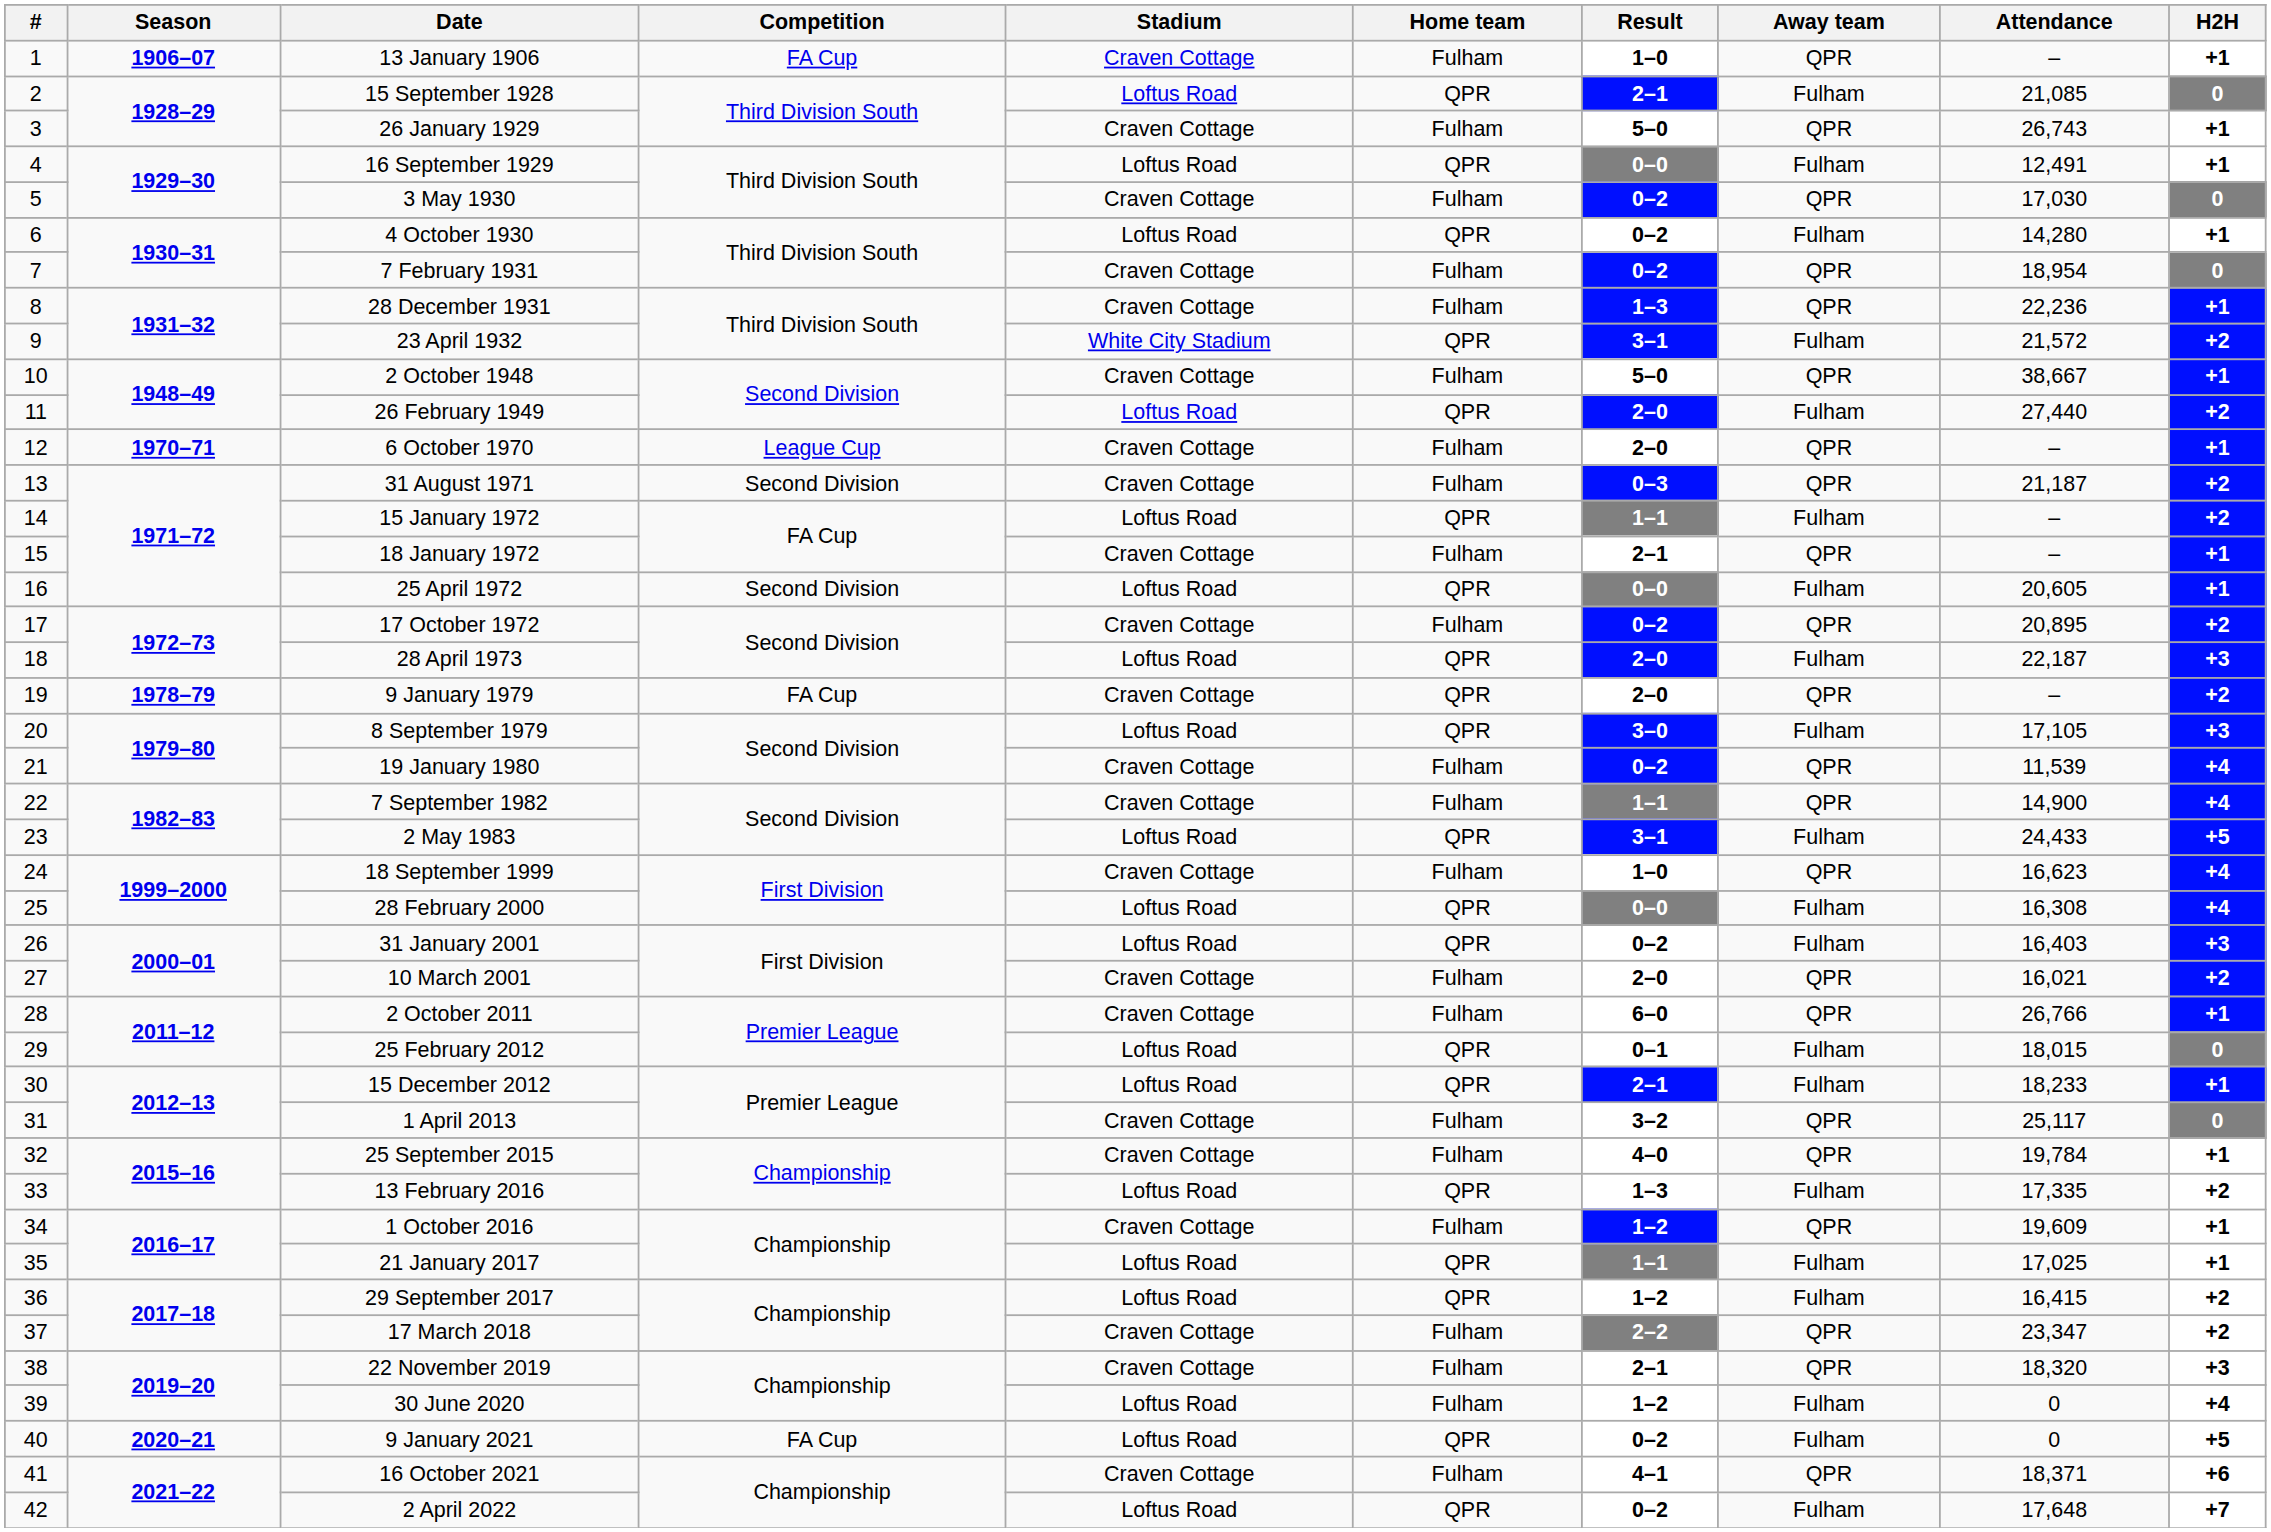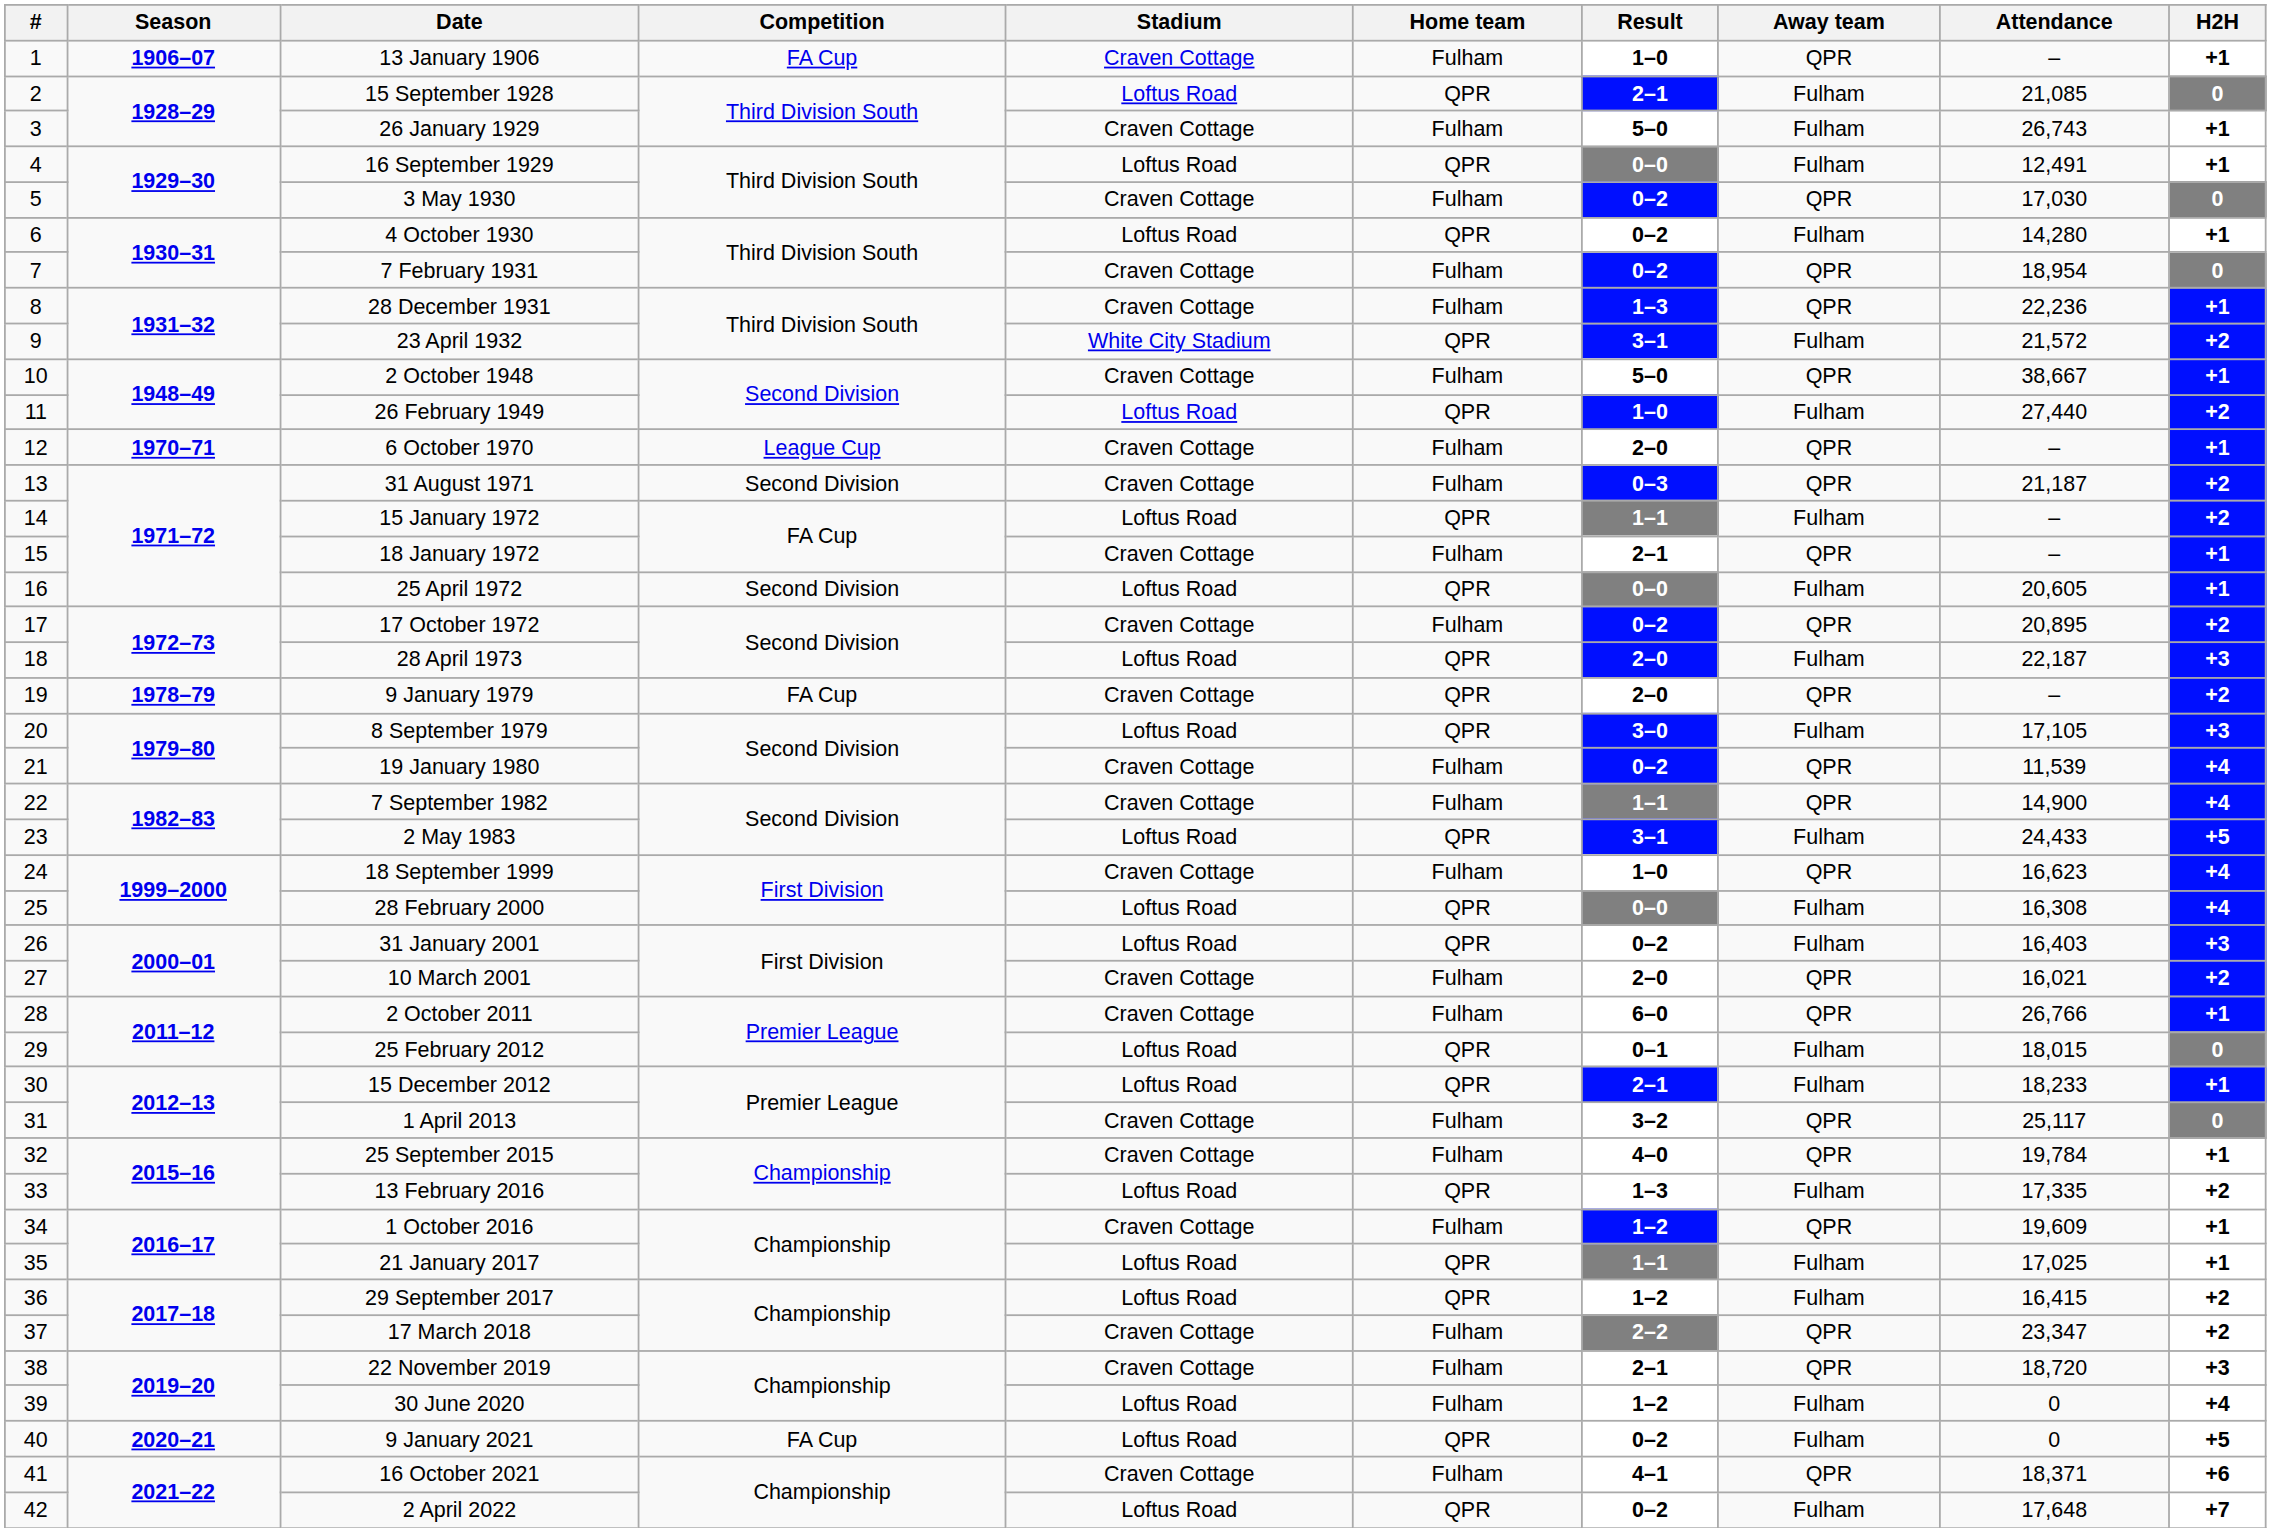(1829, 129) QPR -> (1829, 129) Fulham
(1650, 412) 2–0 -> (1650, 412) 1–0
(2054, 1368) 18,320 -> (2054, 1368) 18,720
